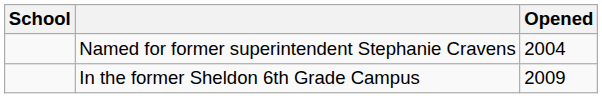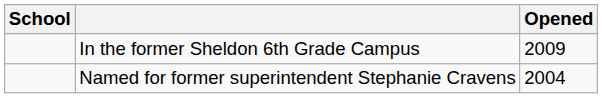rows swapped: (250, 78) <-> (297, 48)
